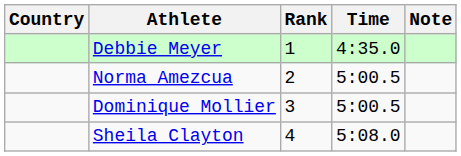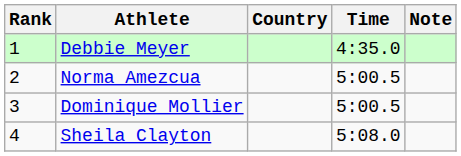columns swapped: (306, 19) <-> (47, 19)
